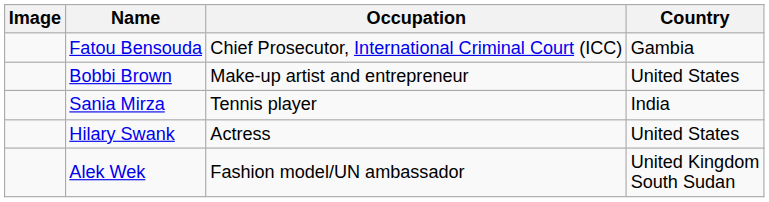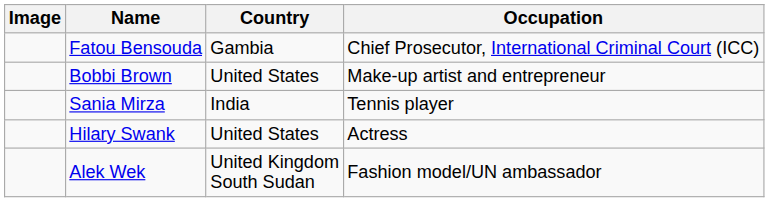columns swapped: (695, 18) <-> (416, 18)
